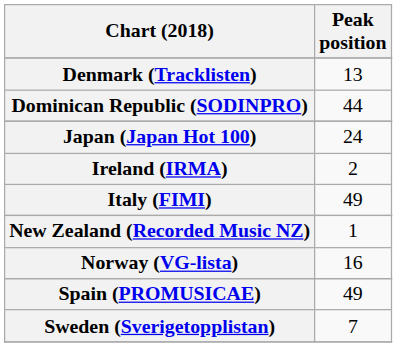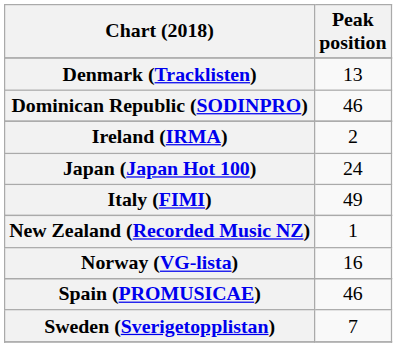(353, 105) 44 -> (353, 105) 46
rows swapped: (160, 168) <-> (160, 136)
(353, 294) 49 -> (353, 294) 46
